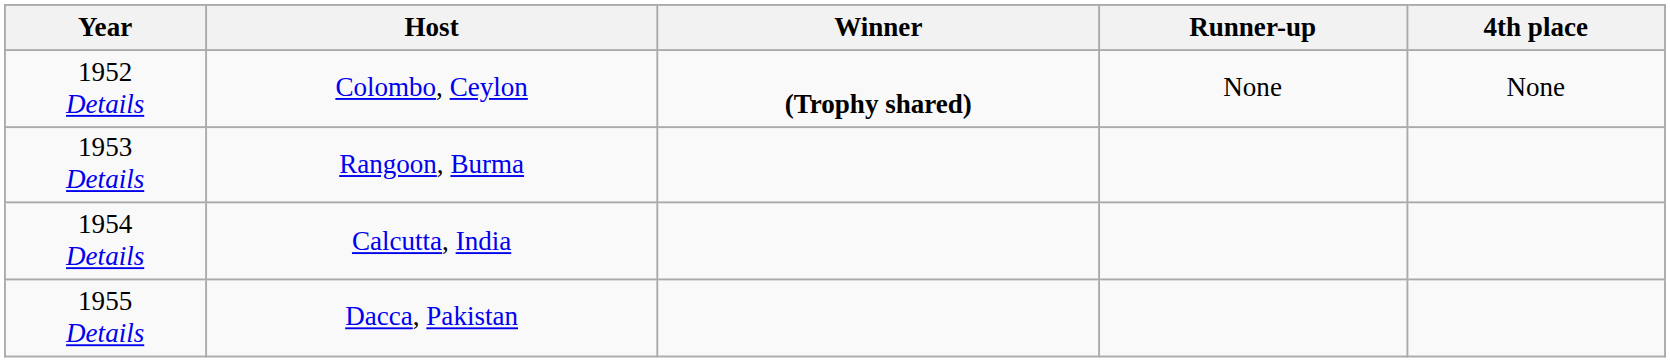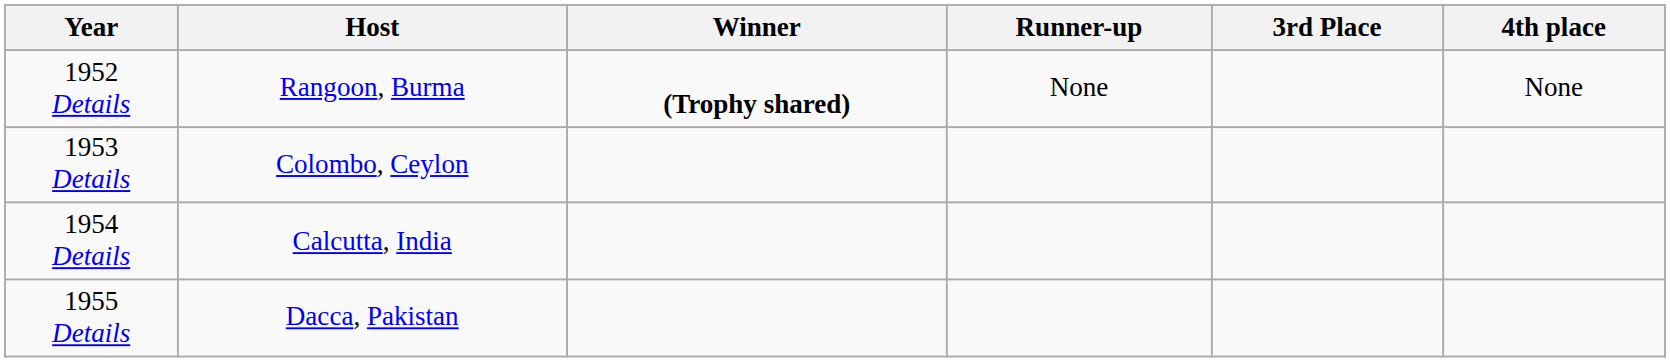+ column: (1327, 27)
(432, 87) Colombo, Ceylon -> (372, 87) Rangoon, Burma
(432, 164) Rangoon, Burma -> (372, 164) Colombo, Ceylon
